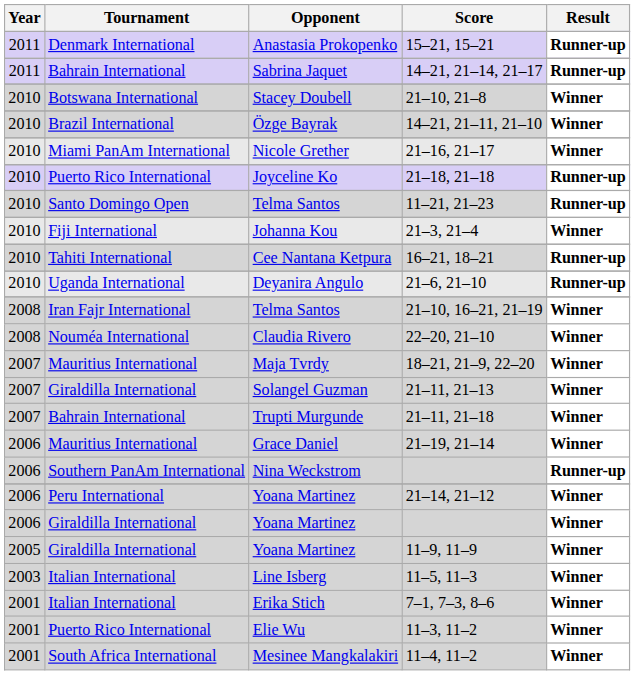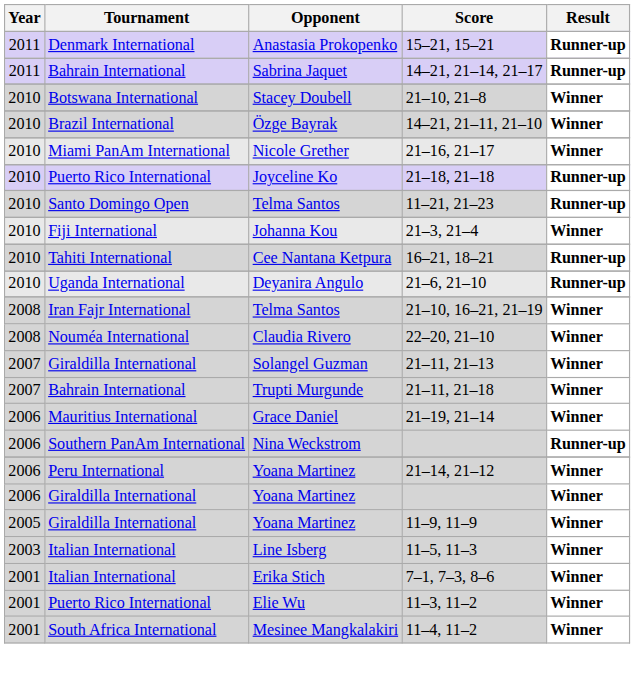- row: (291, 363)
